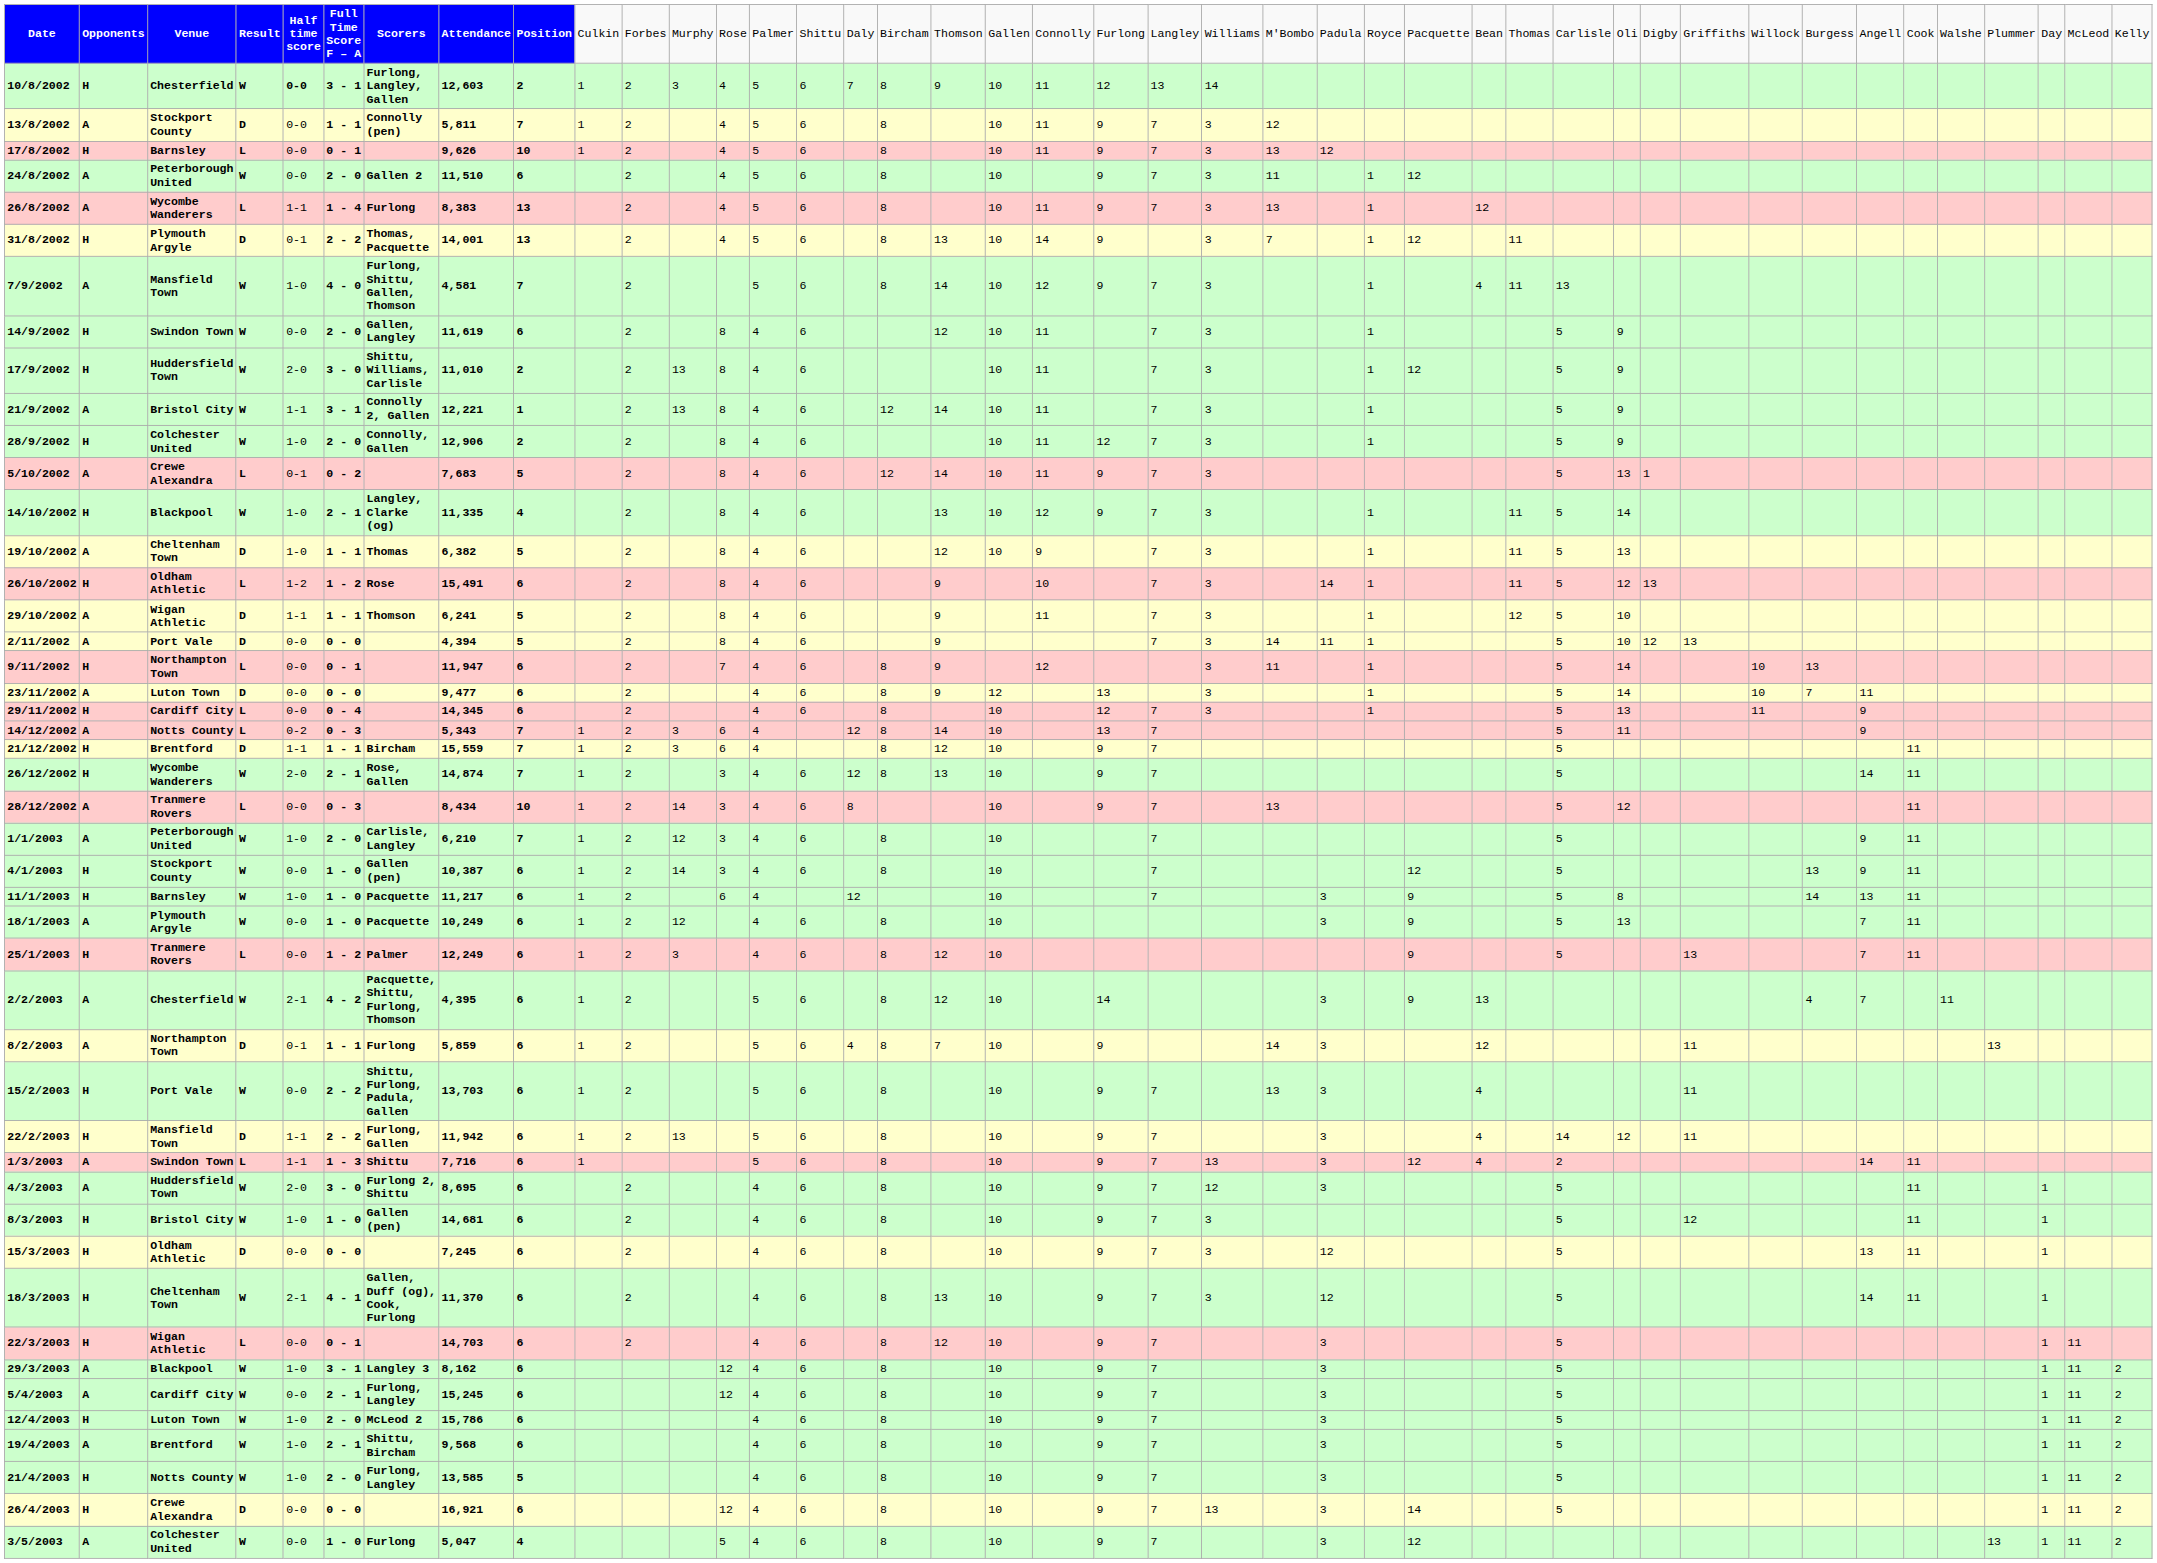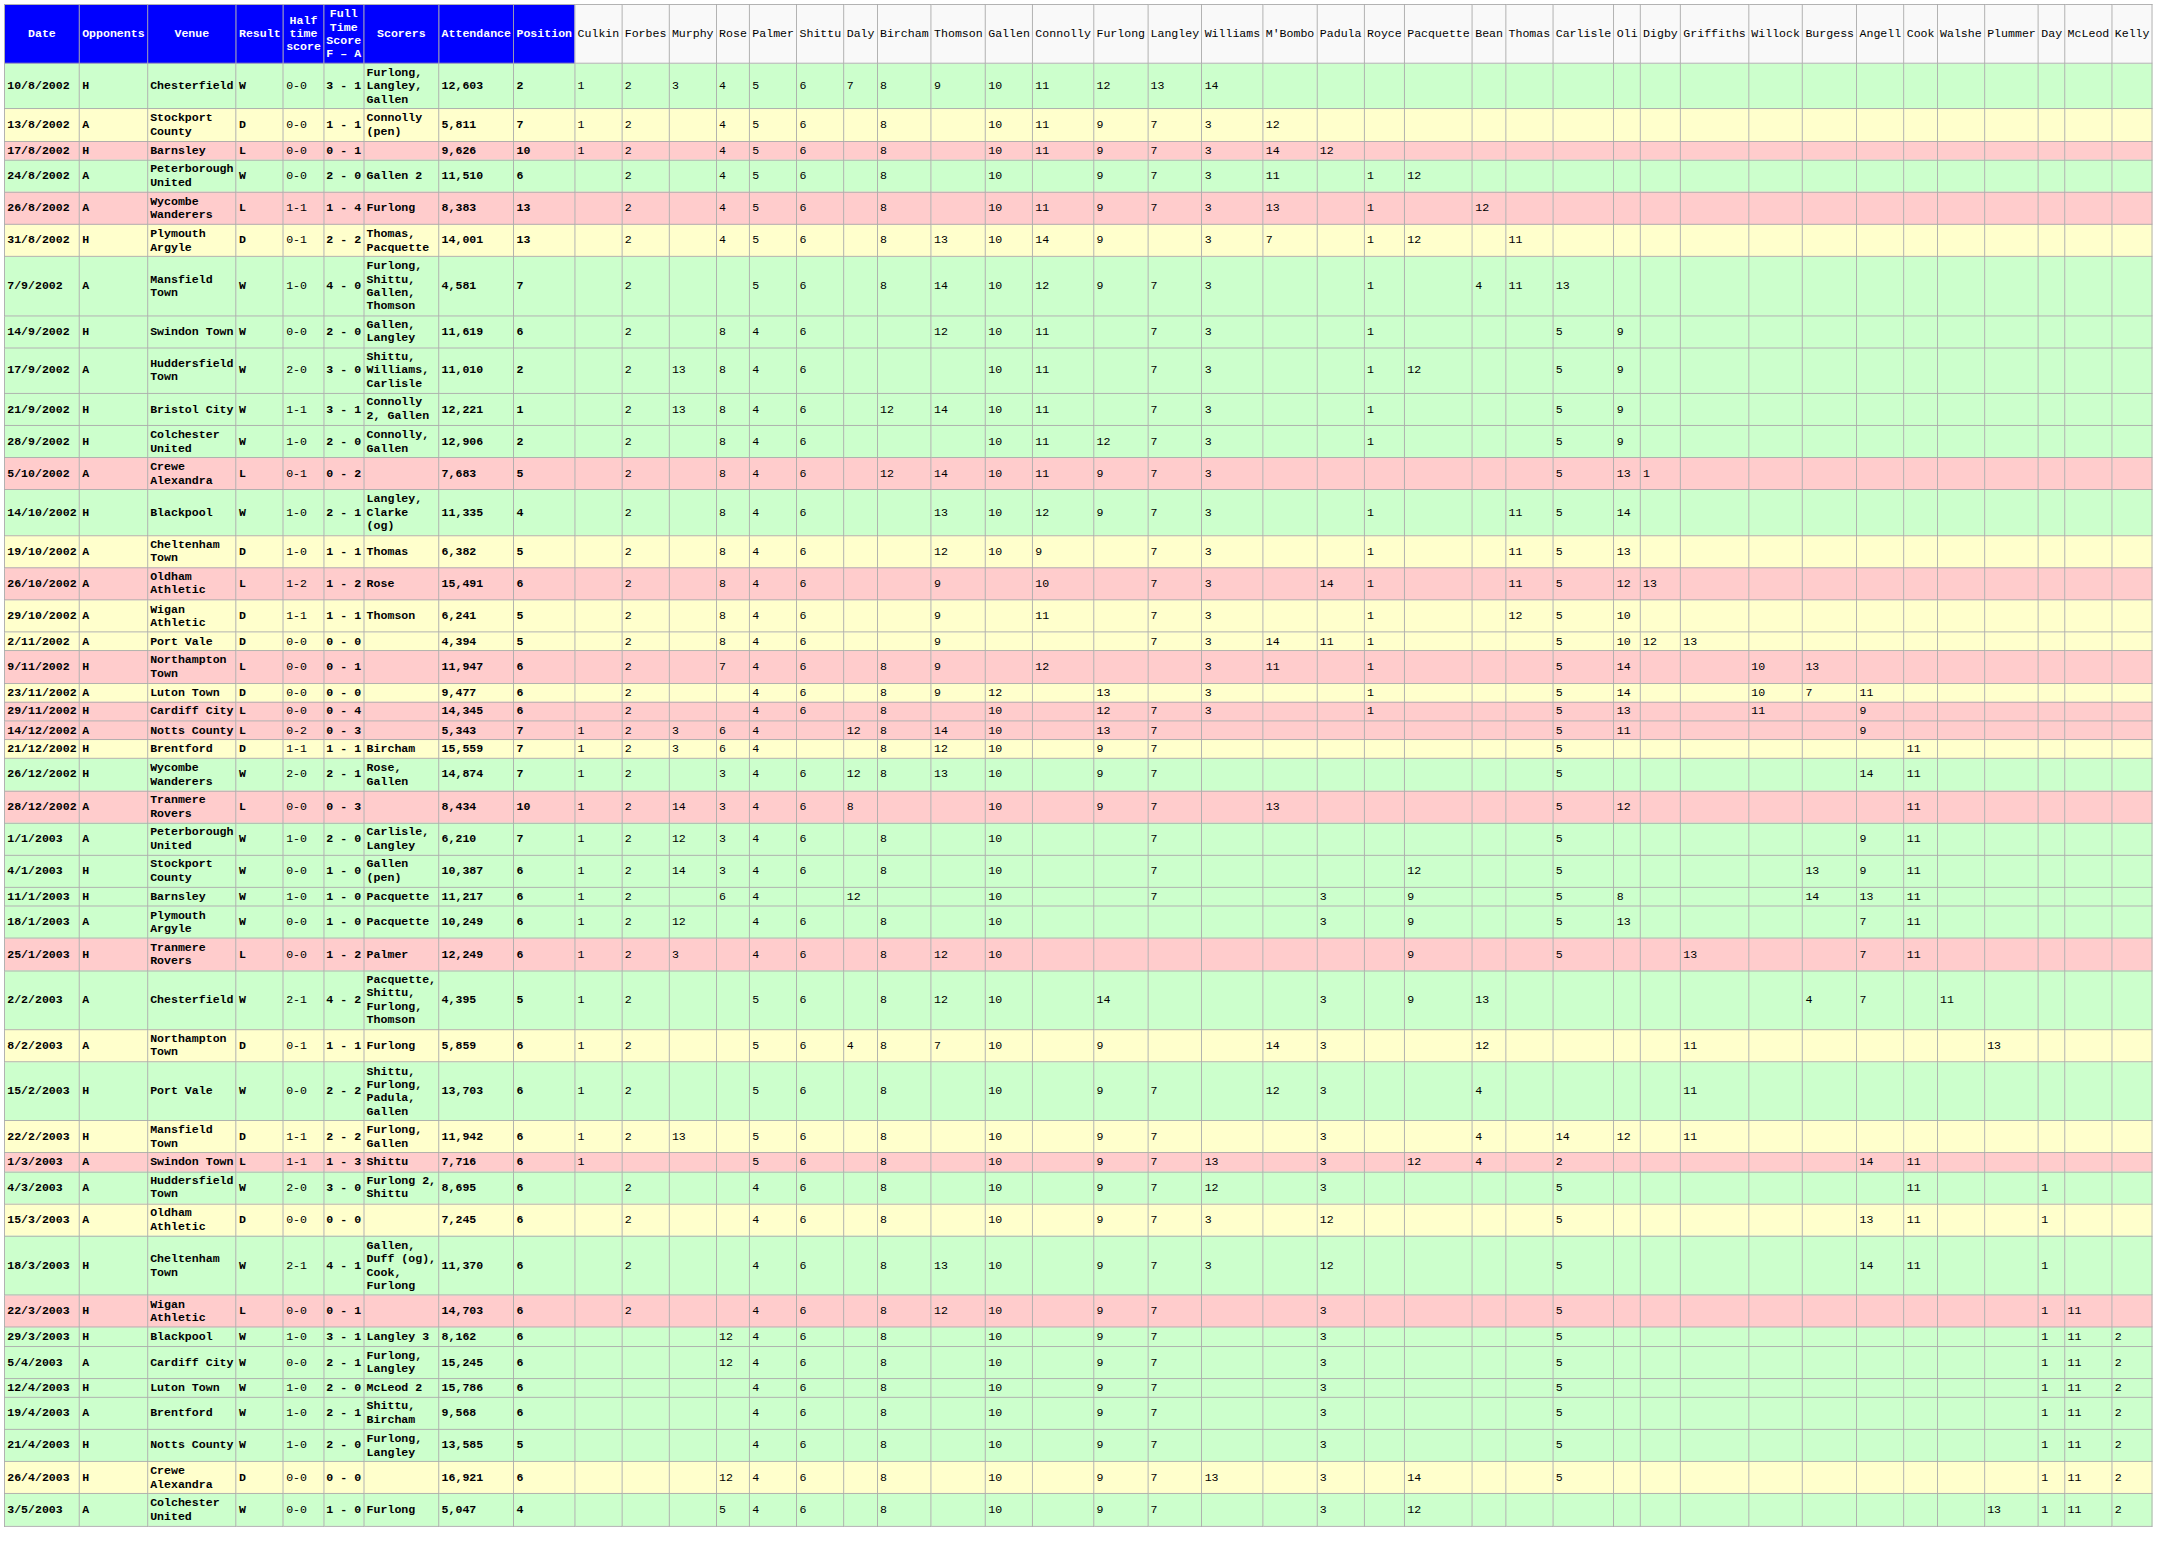(297, 86) bold -> (297, 86) normal
(1273, 151) 13 -> (1273, 151) 14
(86, 370) H -> (86, 370) A
(86, 409) A -> (86, 409) H
(86, 584) H -> (86, 584) A
(520, 1000) 6 -> (520, 1000) 5
(1273, 1091) 13 -> (1273, 1091) 12
- row: (35, 1220)
(86, 1252) H -> (86, 1220) A
(86, 1369) A -> (86, 1337) H
